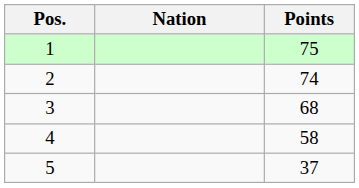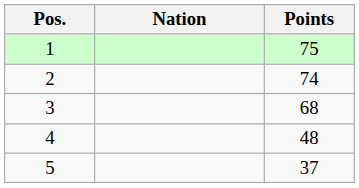(309, 138) 58 -> (309, 138) 48
